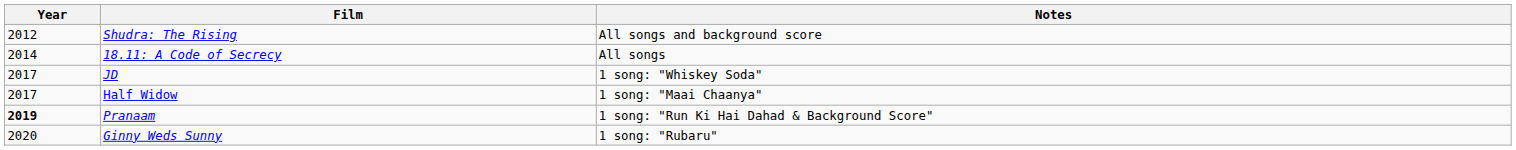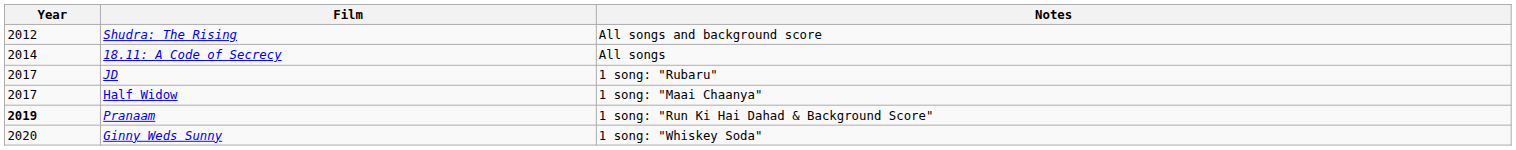(681, 75) 1 song: "Whiskey Soda" -> (658, 75) 1 song: "Rubaru"
(658, 135) 1 song: "Rubaru" -> (681, 135) 1 song: "Whiskey Soda"
